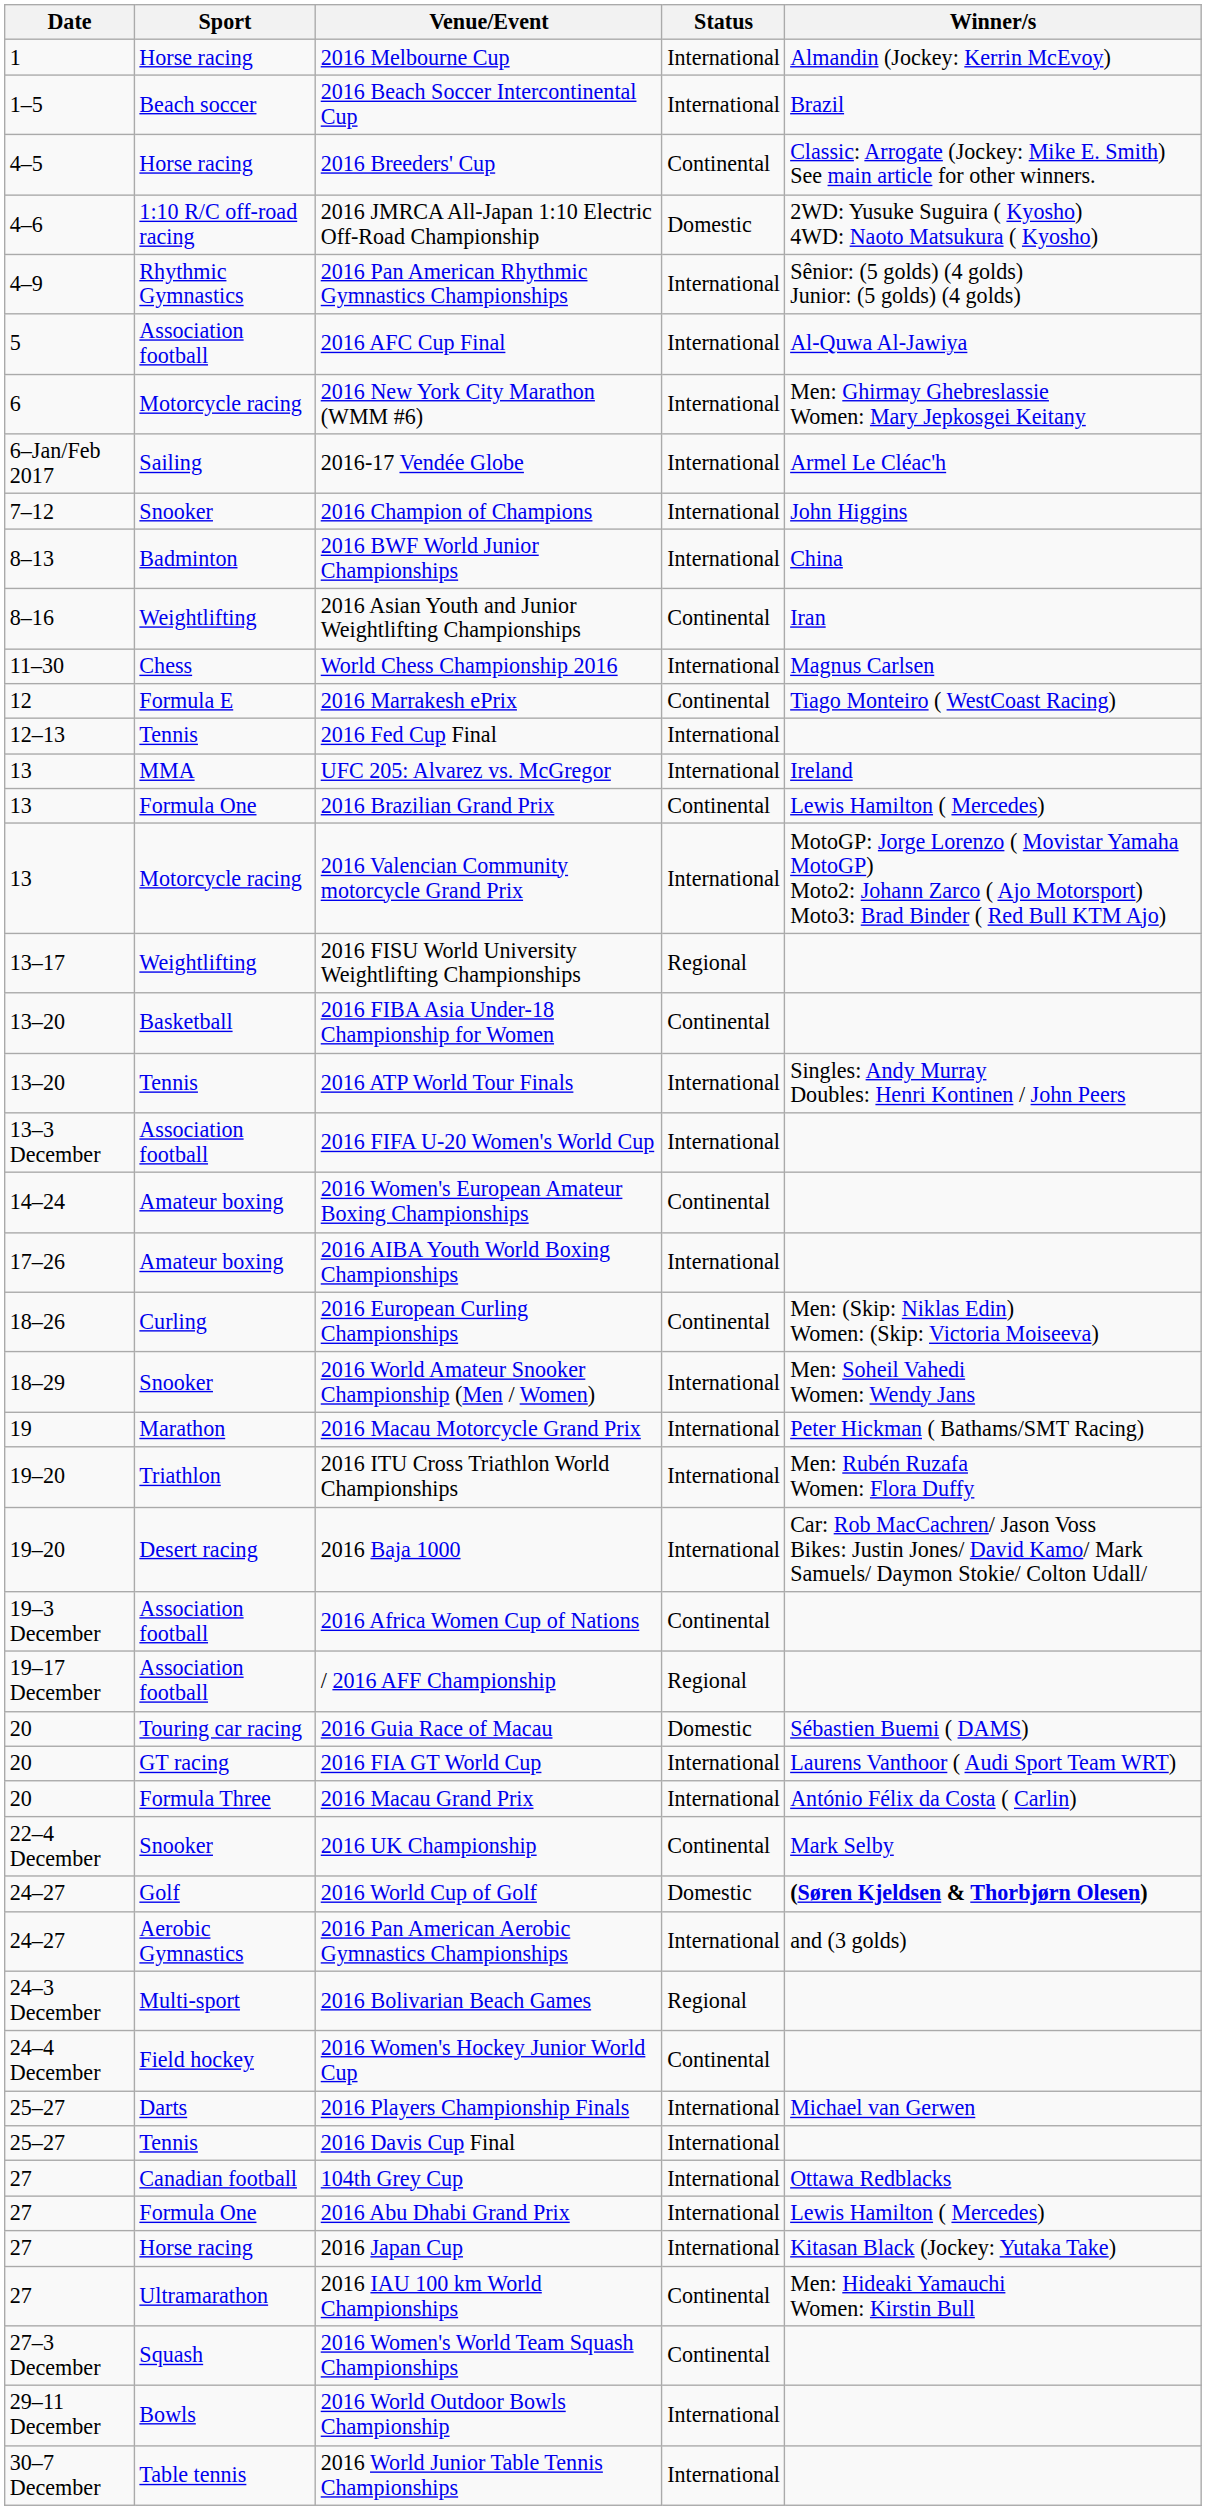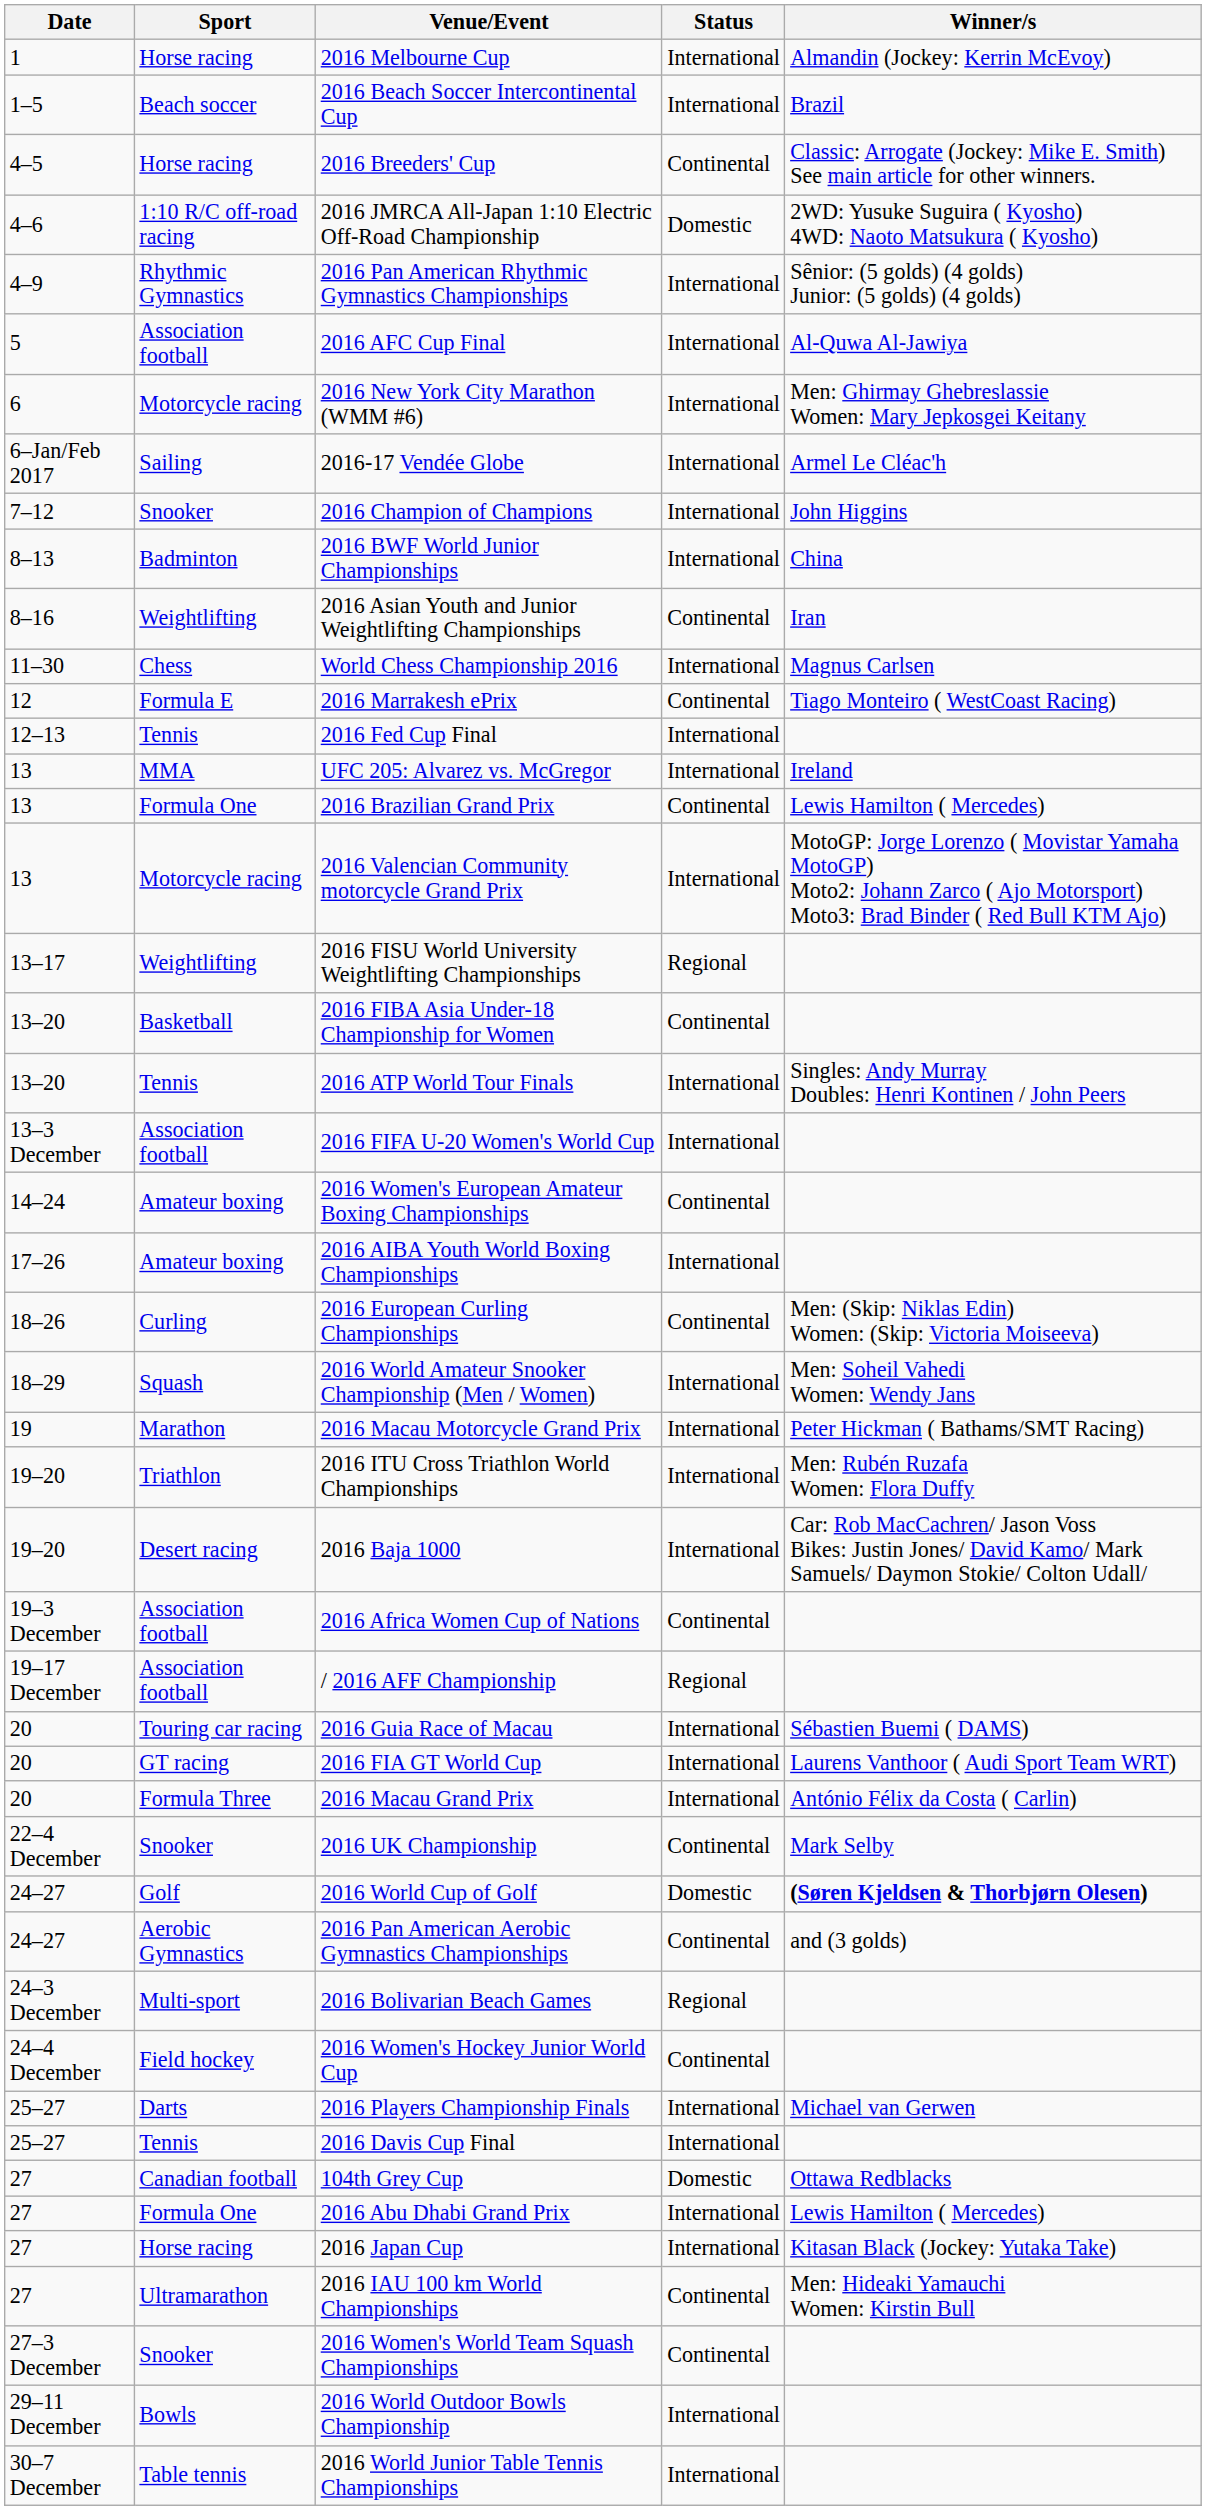(176, 1381) Snooker -> (171, 1381) Squash
(709, 1728) Domestic -> (724, 1728) International
(724, 1940) International -> (719, 1940) Continental
(724, 2178) International -> (709, 2178) Domestic
(171, 2355) Squash -> (176, 2355) Snooker
